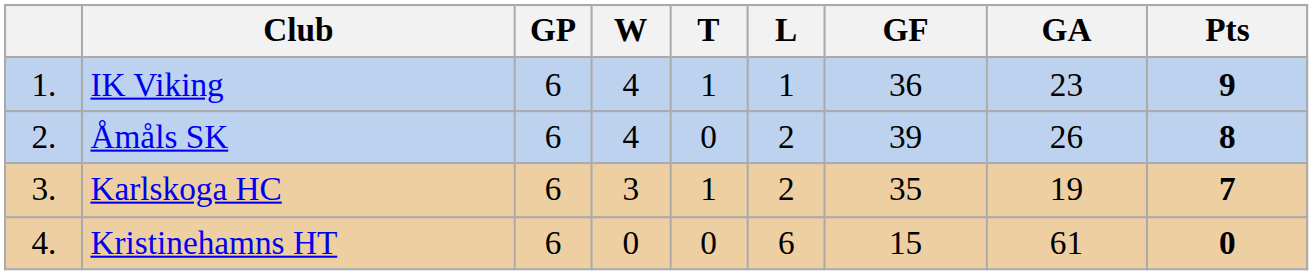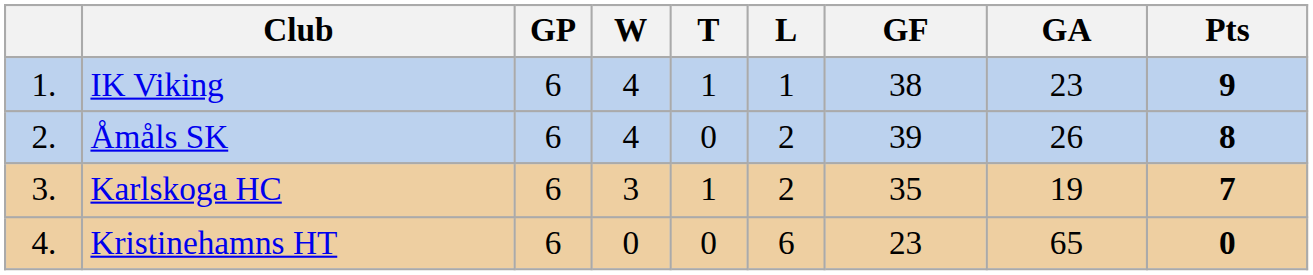(906, 83) 36 -> (906, 83) 38
(906, 242) 15 -> (906, 242) 23
(1066, 242) 61 -> (1066, 242) 65
